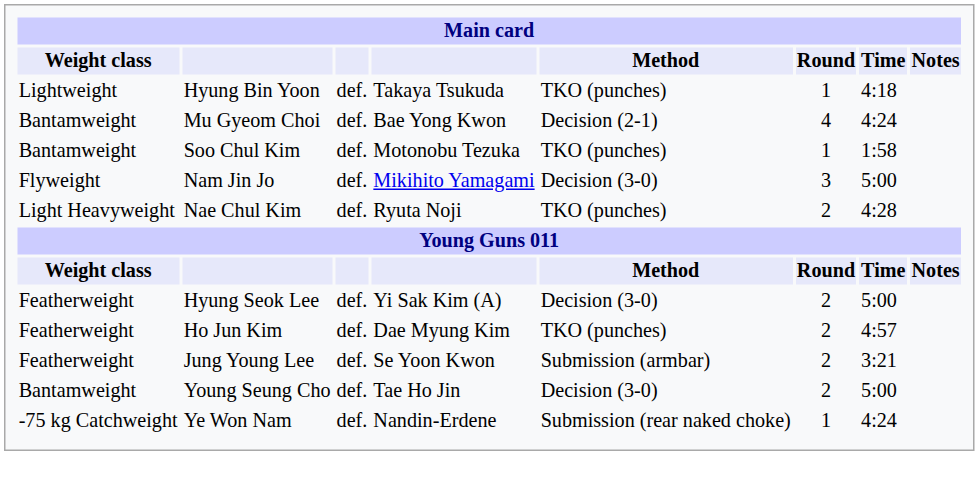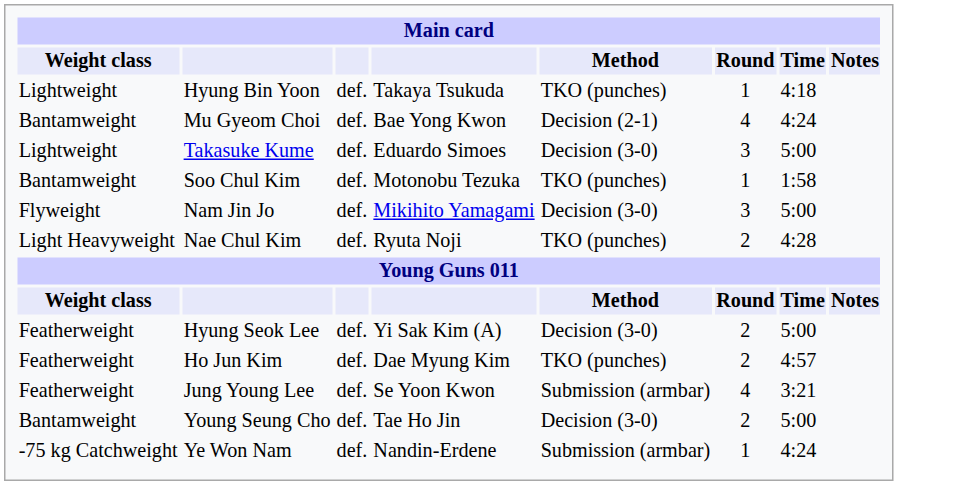+ row: (249, 150)
(826, 360) 2 -> (745, 390) 4
(666, 420) Submission (rear naked choke) -> (625, 450) Submission (armbar)
